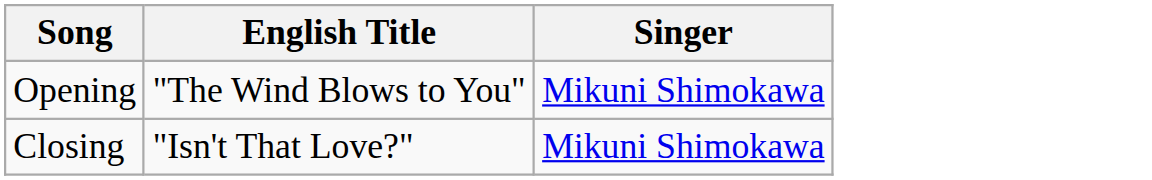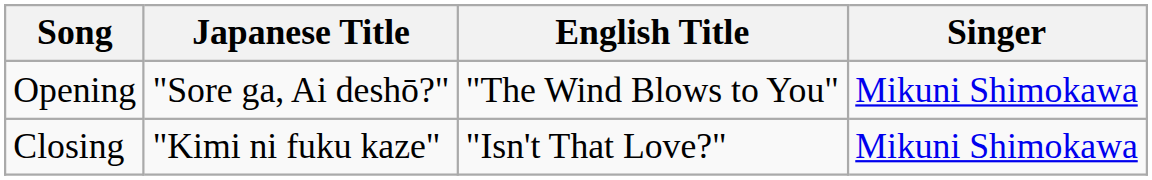+ column: (301, 32)
